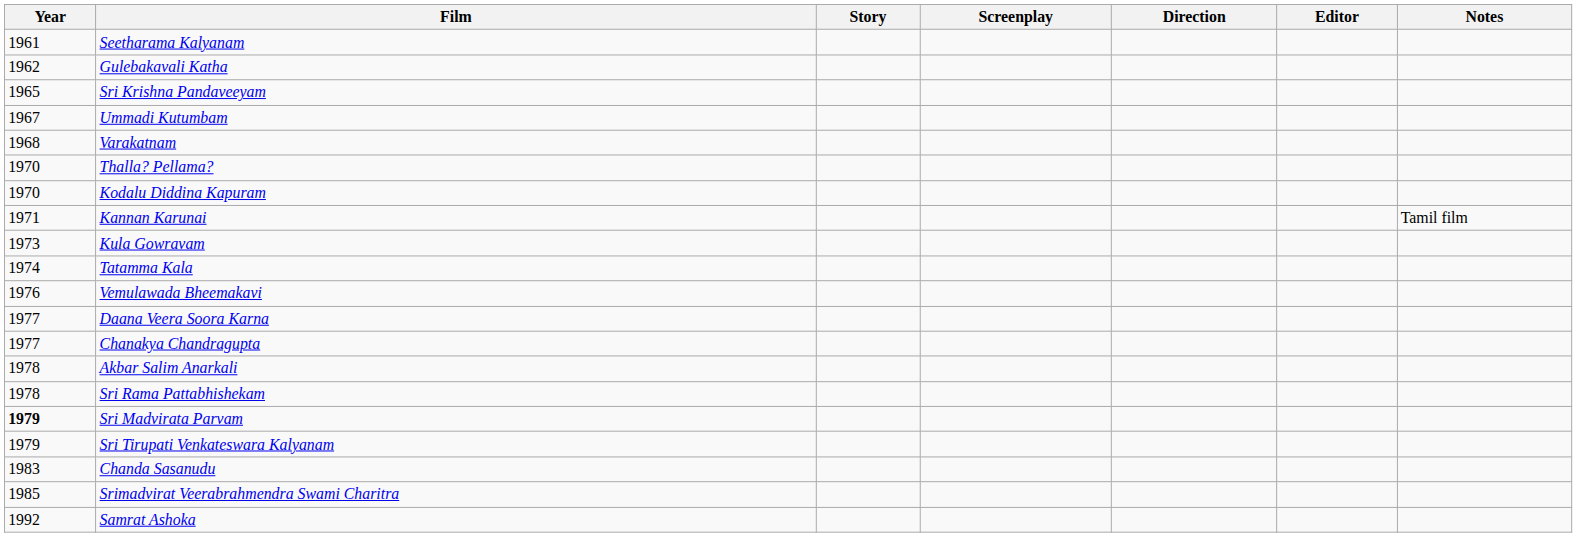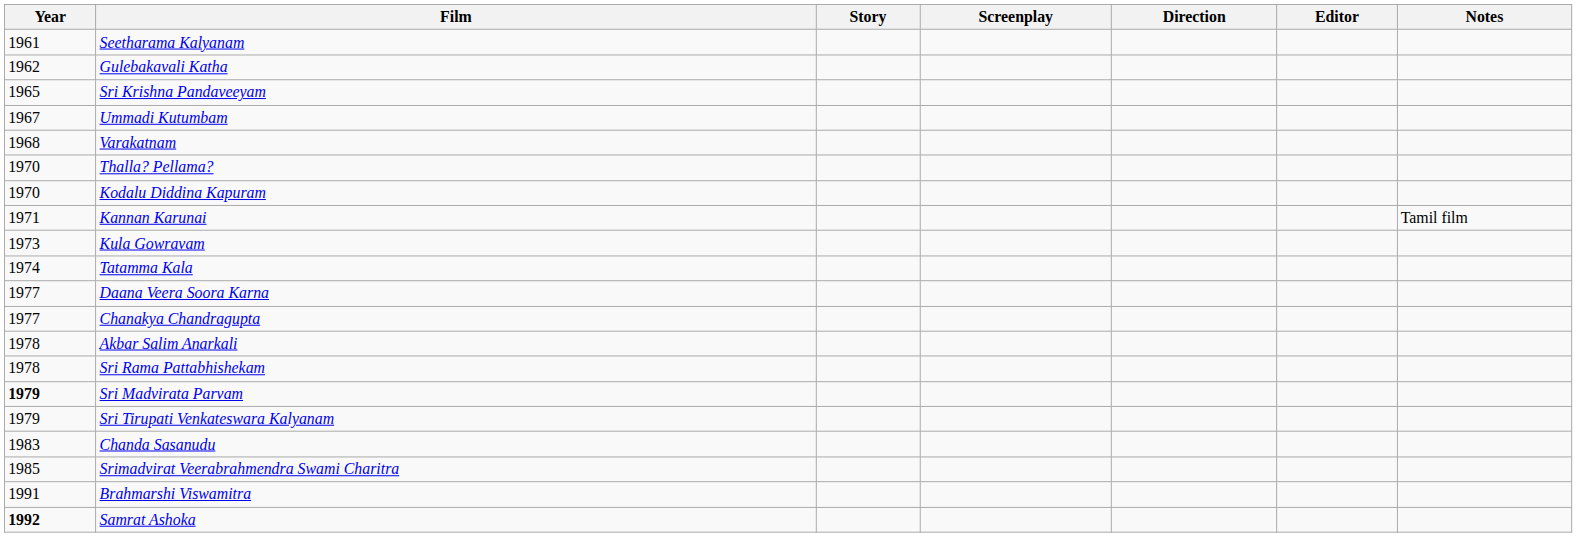- row: (181, 293)
+ row: (175, 494)
(24, 519) normal -> (24, 519) bold
